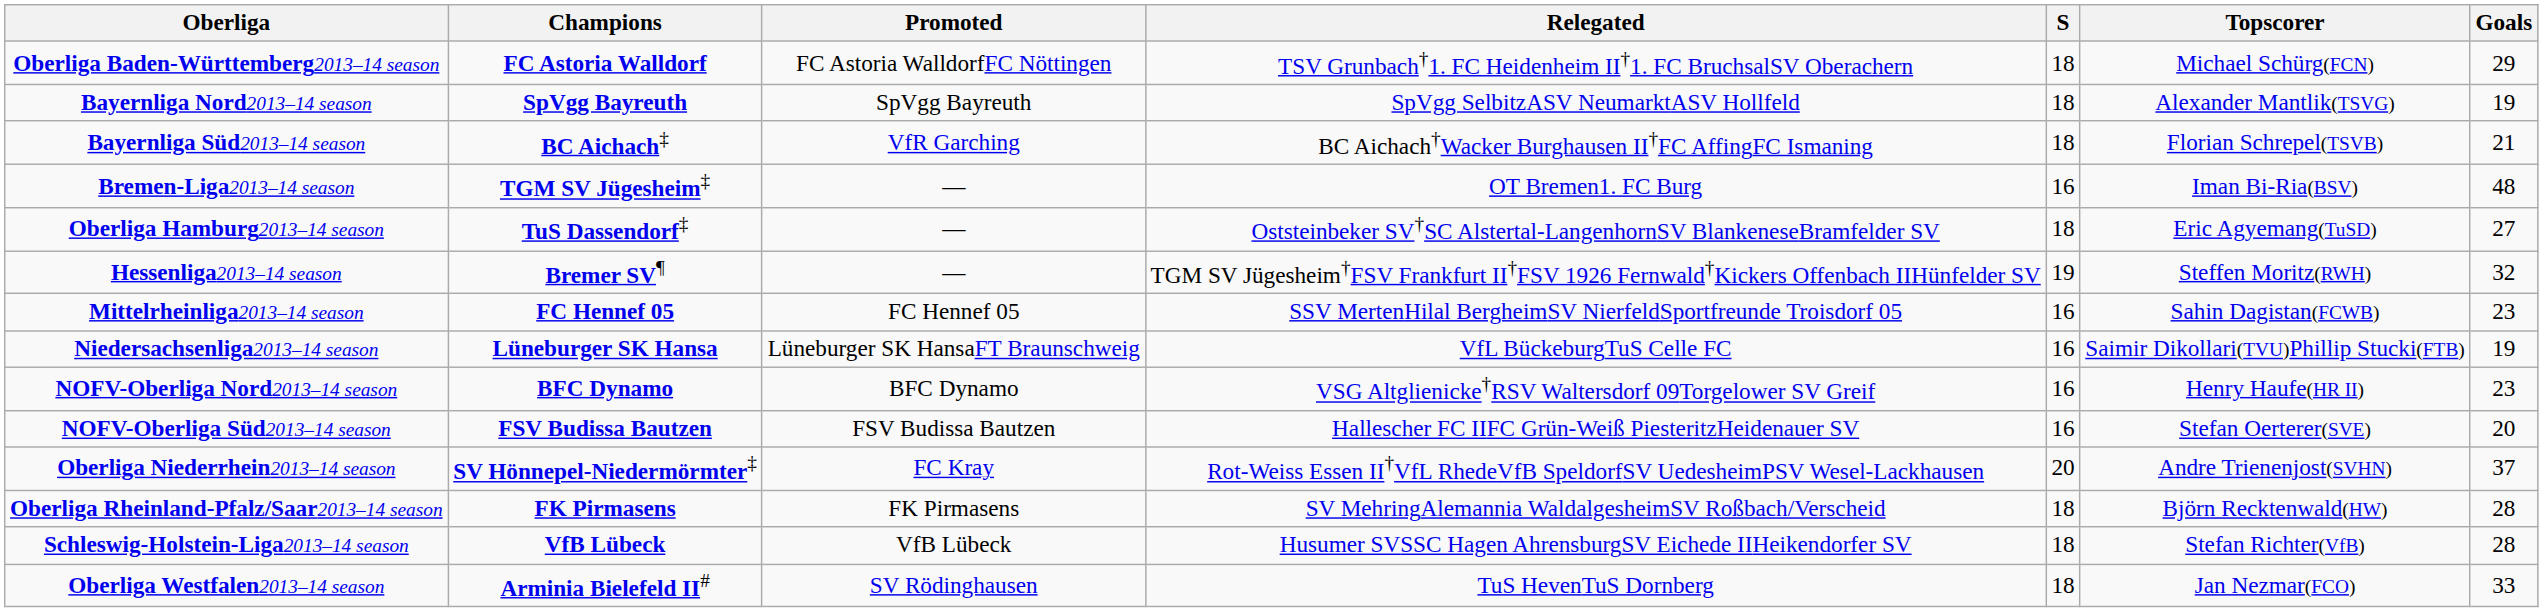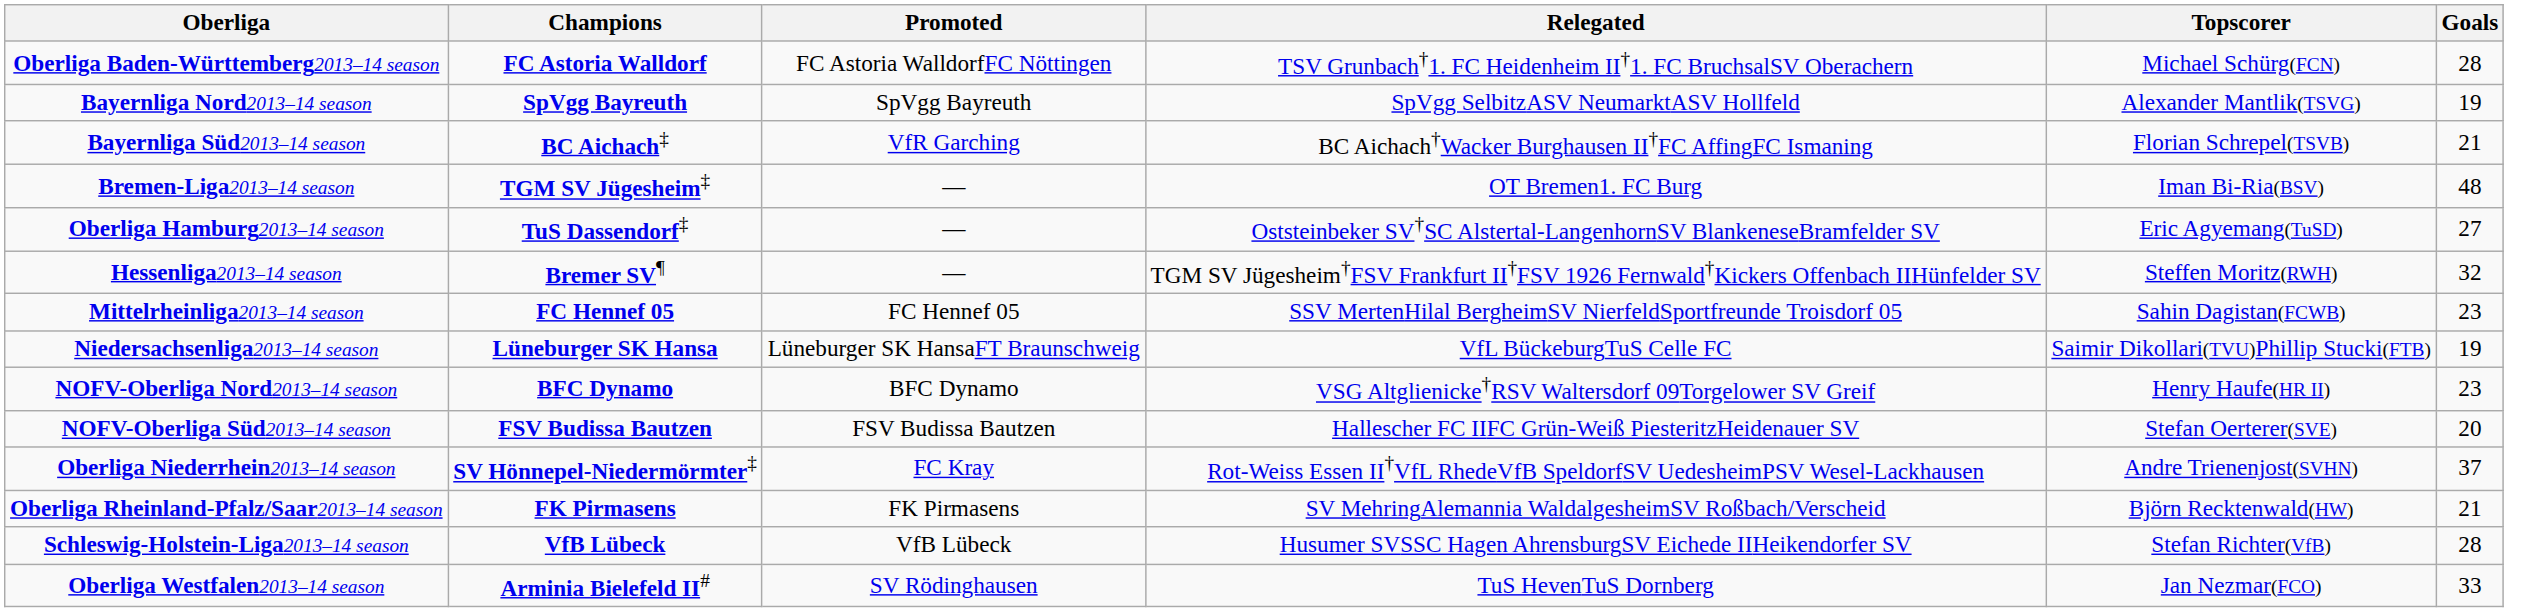- column: (2063, 22)
(2504, 62) 29 -> (2470, 62) 28
(2504, 508) 28 -> (2470, 508) 21
